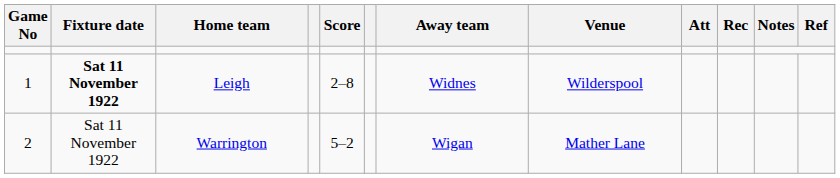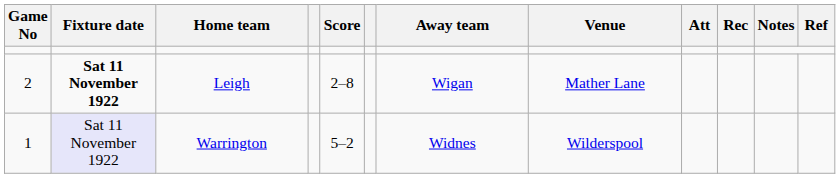(28, 83) 1 -> (28, 83) 2
(452, 83) Widnes -> (452, 83) Wigan
(605, 83) Wilderspool -> (605, 83) Mather Lane
(28, 143) 2 -> (28, 143) 1
(103, 143) no background -> (103, 143) lavender background
(452, 143) Wigan -> (452, 143) Widnes
(605, 143) Mather Lane -> (605, 143) Wilderspool
